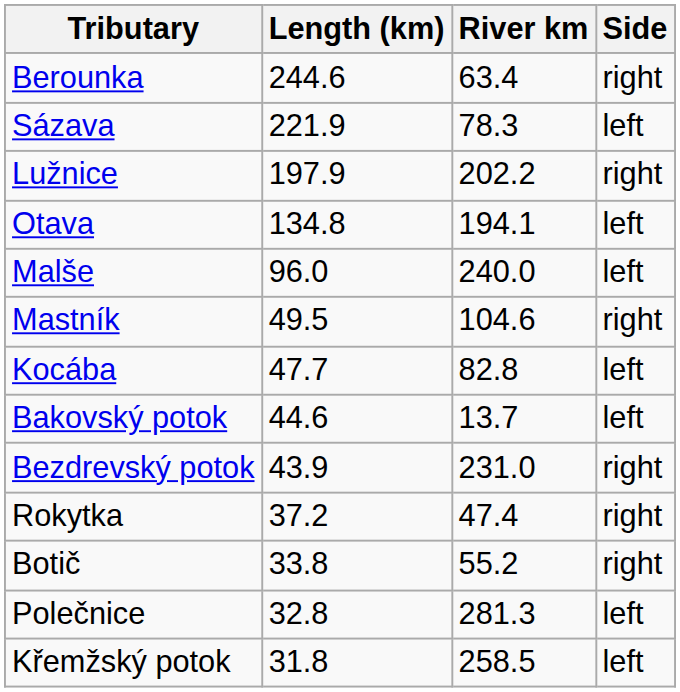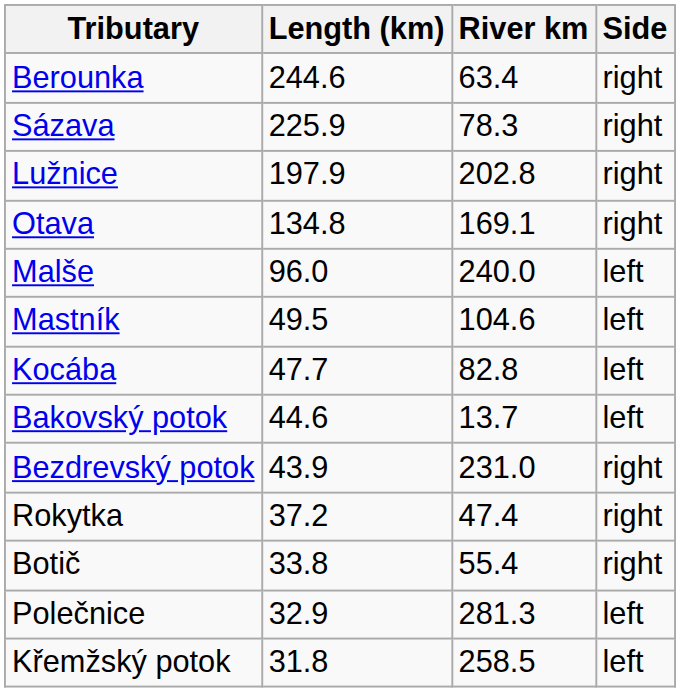(307, 126) 221.9 -> (307, 126) 225.9
(623, 126) left -> (632, 126) right
(497, 175) 202.2 -> (497, 175) 202.8
(497, 223) 194.1 -> (497, 223) 169.1
(623, 223) left -> (632, 223) right
(632, 321) right -> (623, 321) left
(488, 564) 55.2 -> (488, 564) 55.4
(299, 613) 32.8 -> (299, 613) 32.9
